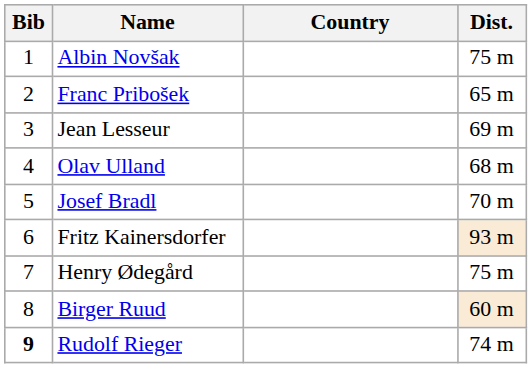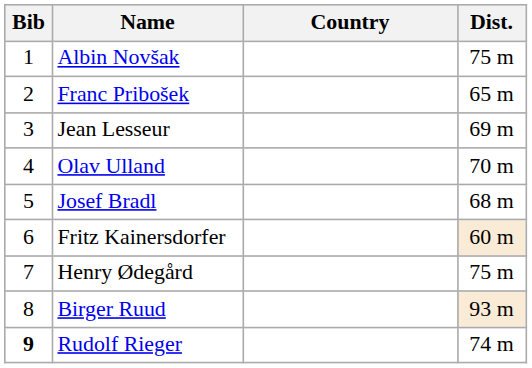(492, 165) 68 m -> (492, 165) 70 m
(492, 201) 70 m -> (492, 201) 68 m
(492, 236) 93 m -> (492, 236) 60 m
(492, 308) 60 m -> (492, 308) 93 m
